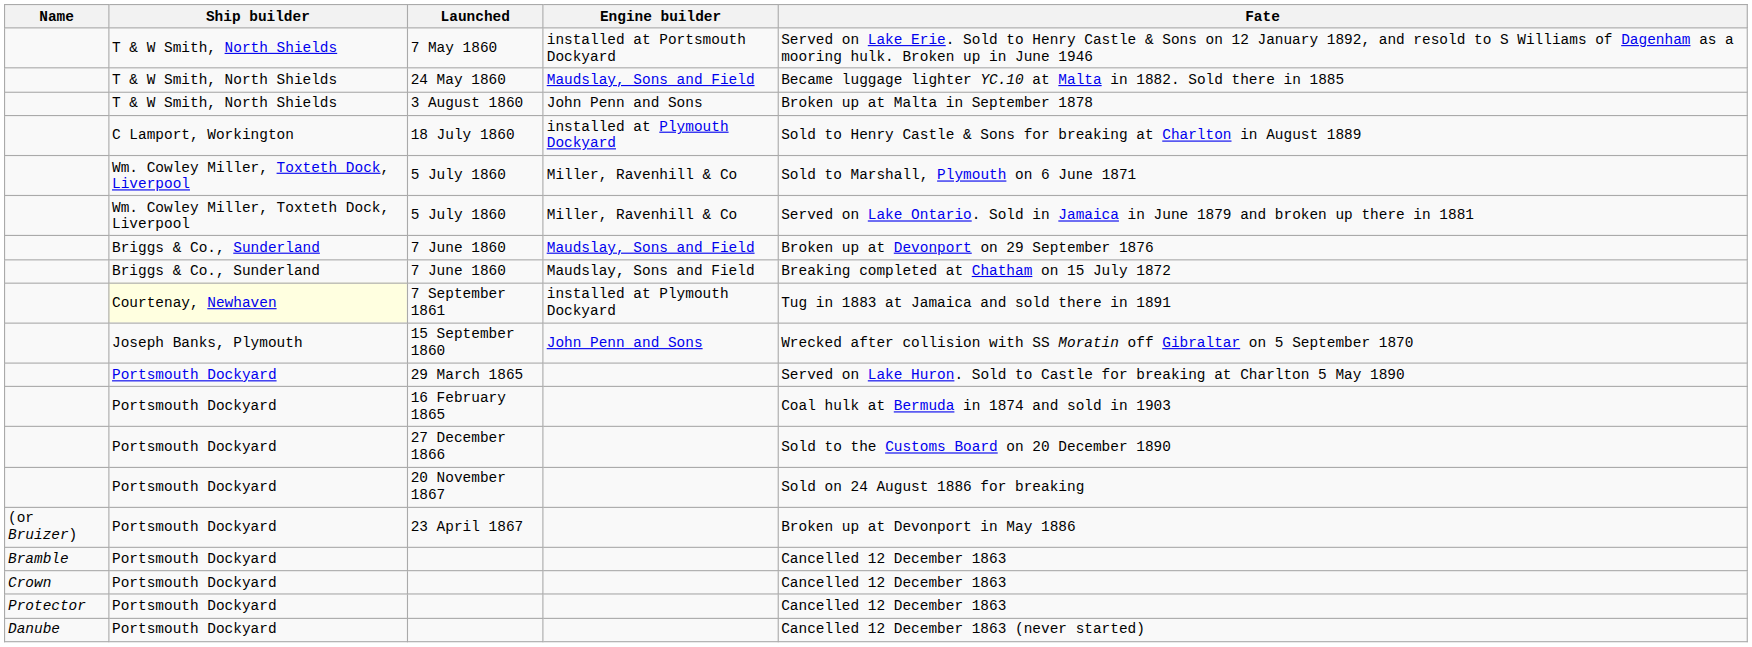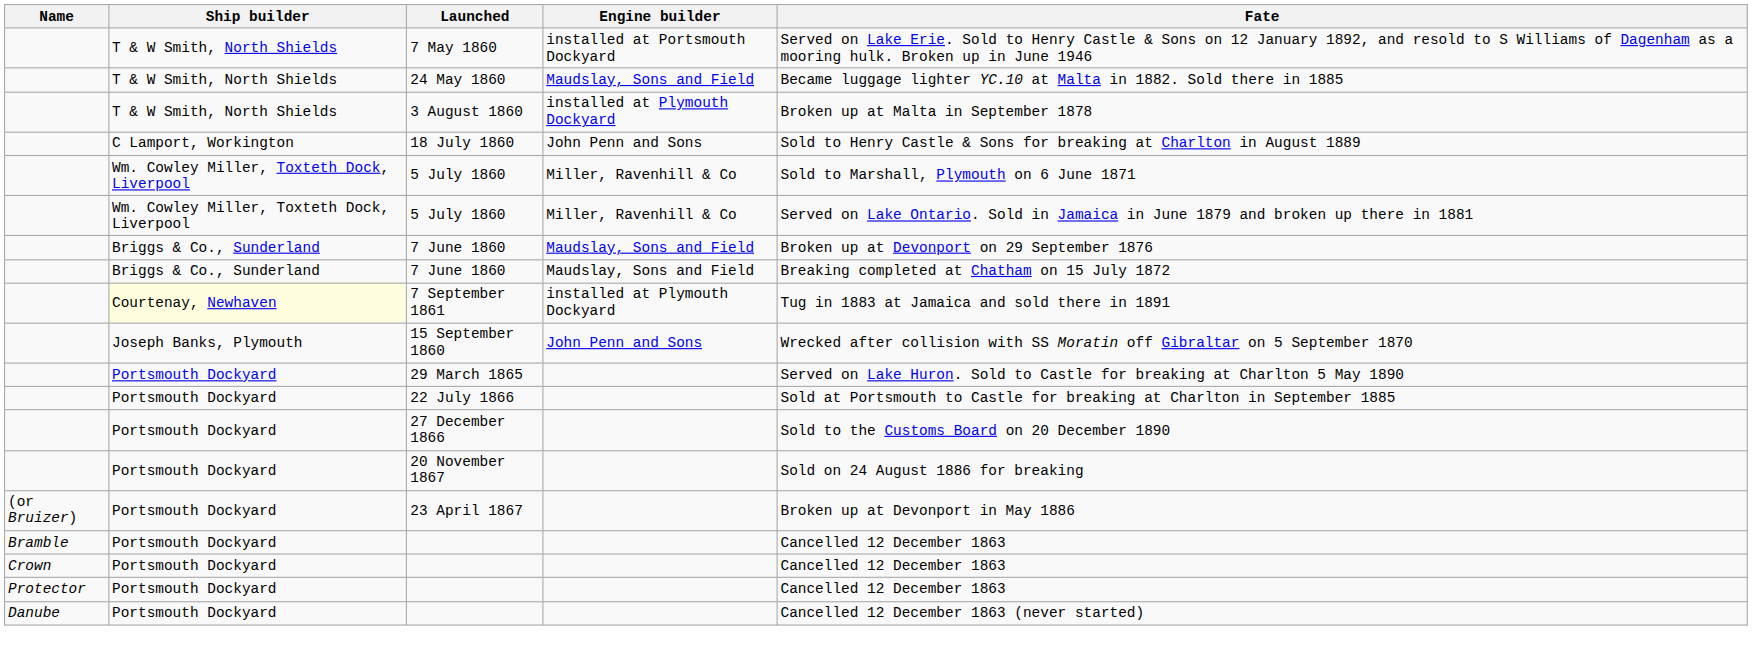(625, 104) John Penn and Sons -> (637, 112) installed at Plymouth Dockyard
(638, 135) installed at Plymouth Dockyard -> (624, 144) John Penn and Sons
+ row: (57, 398)
- row: (57, 407)
